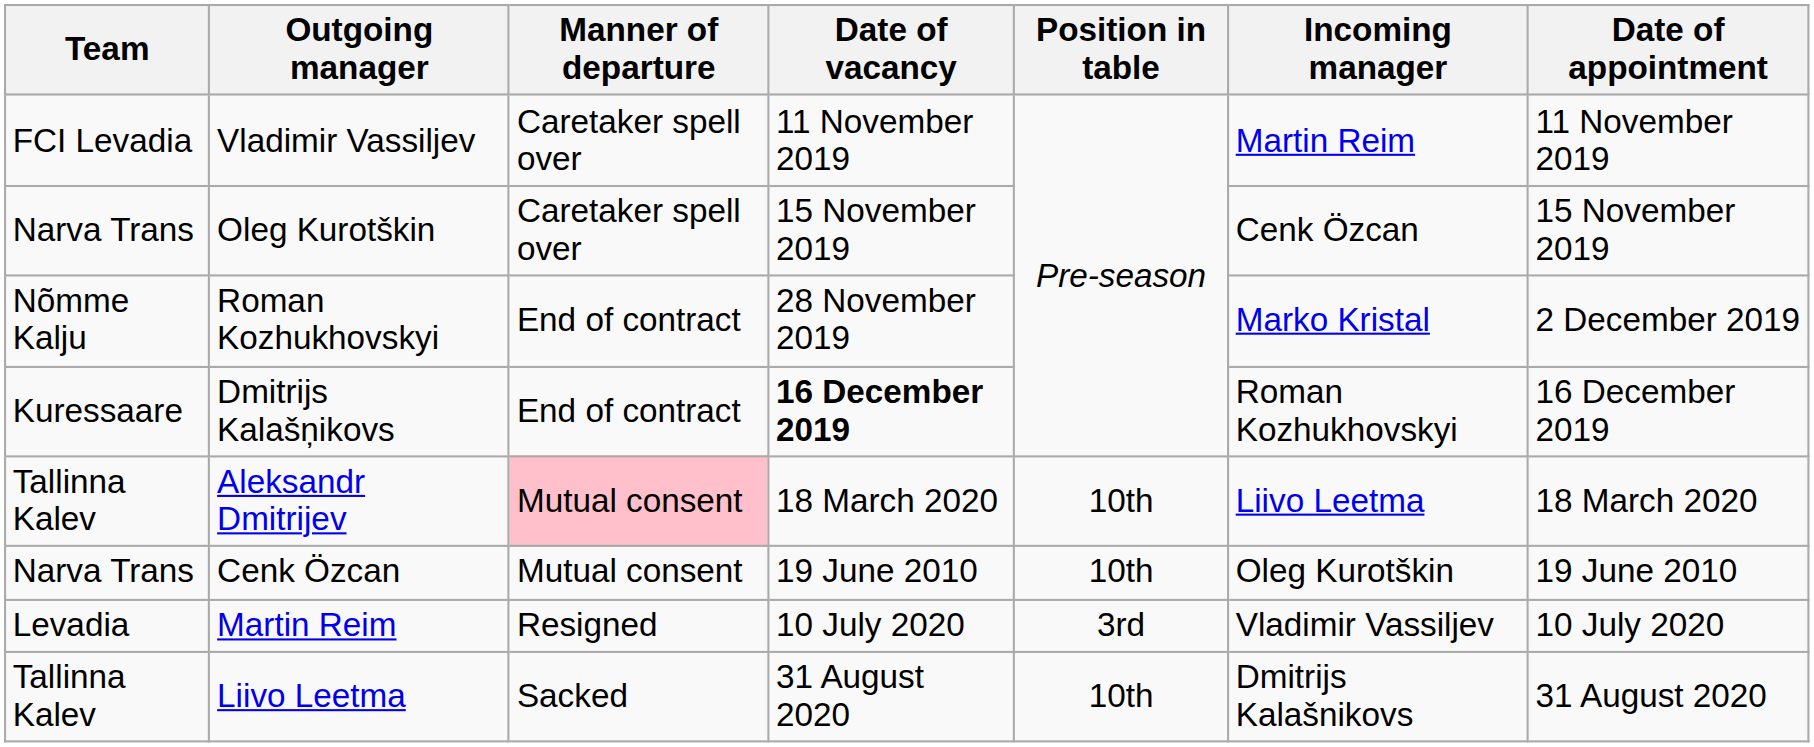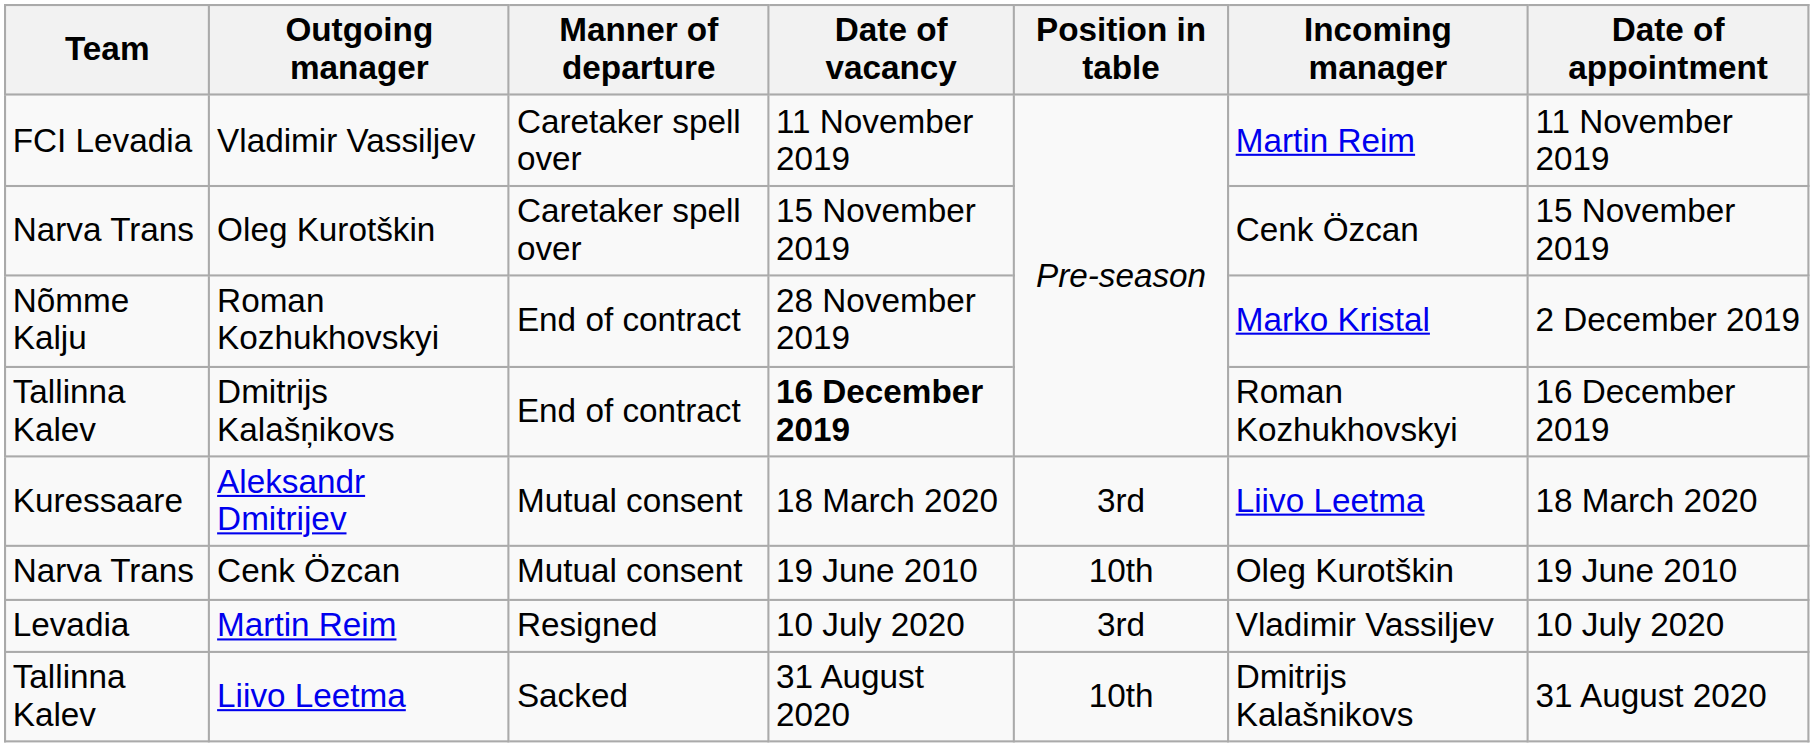(98, 410) Kuressaare -> (69, 410) Tallinna Kalev
(69, 500) Tallinna Kalev -> (98, 500) Kuressaare
(630, 500) pink background -> (630, 500) no background
(1121, 500) 10th -> (1121, 500) 3rd
